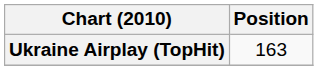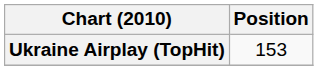(271, 49) 163 -> (271, 49) 153
